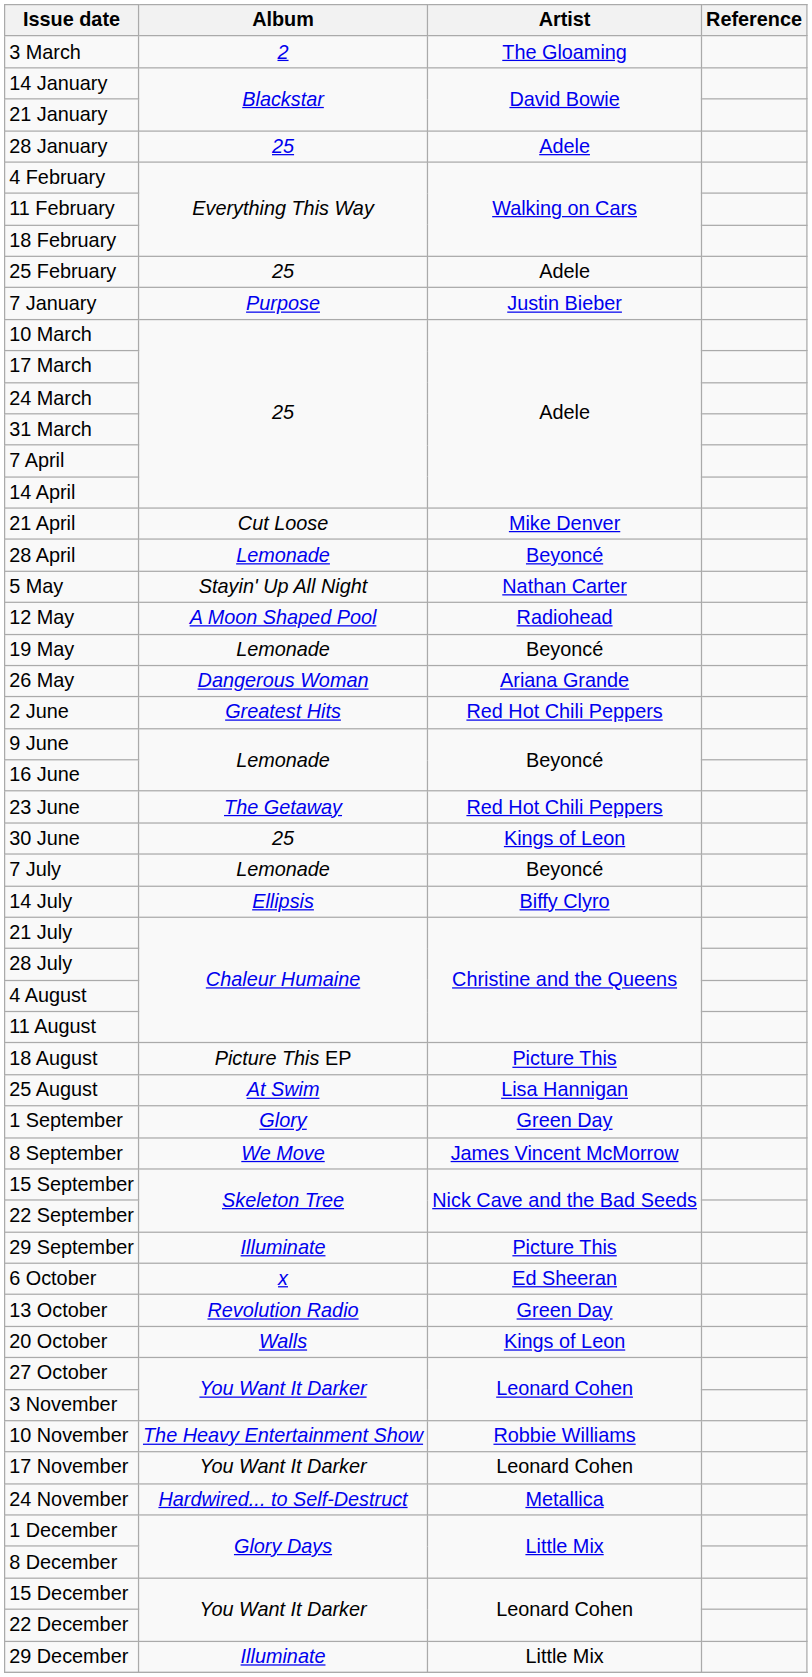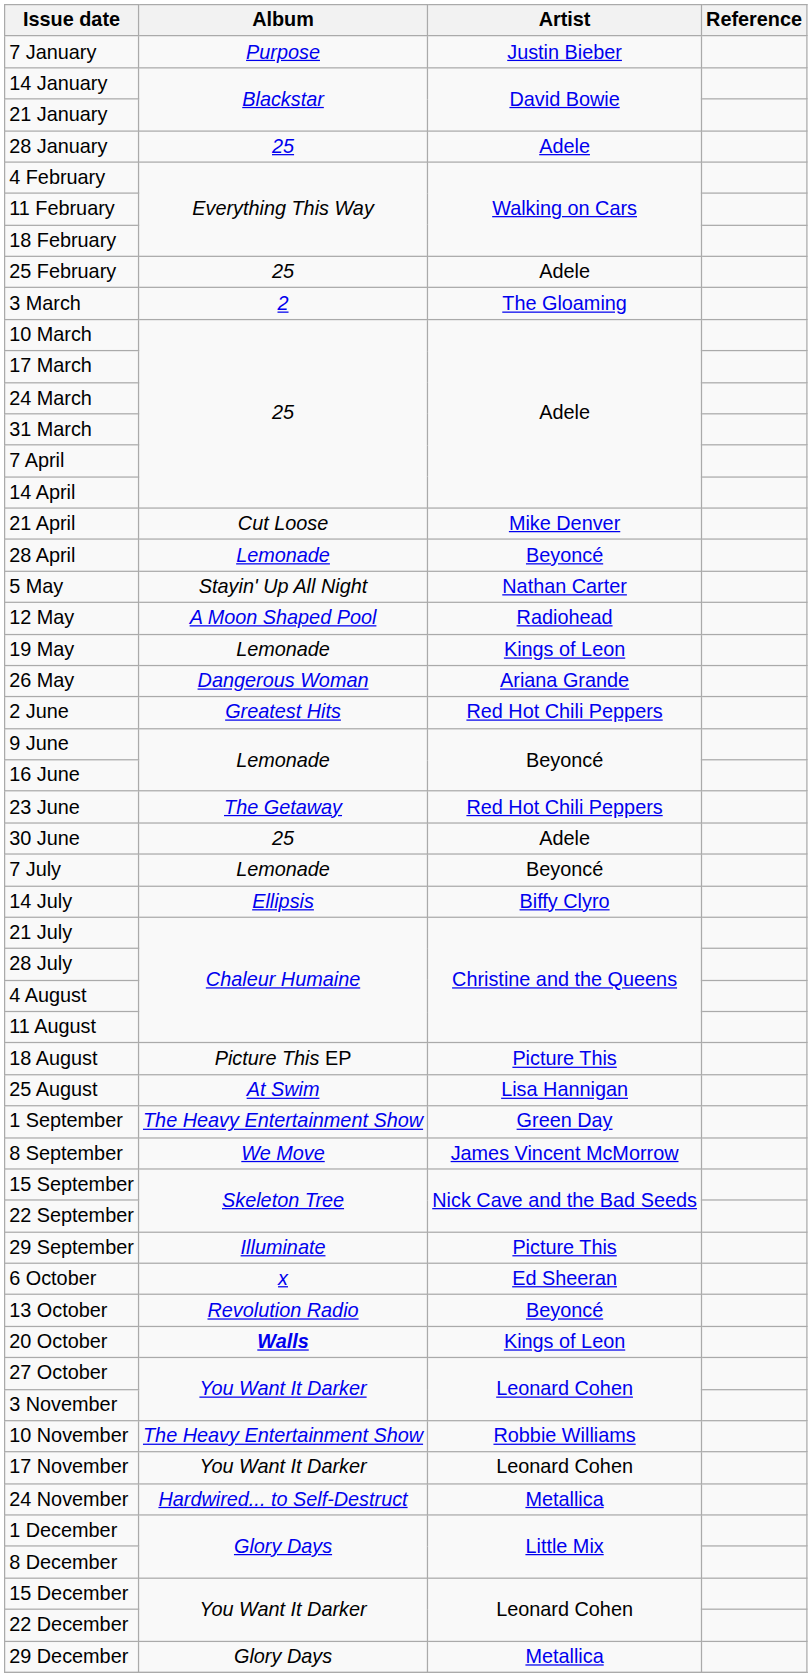rows swapped: (53, 303) <-> (45, 51)
(565, 649) Beyoncé -> (565, 649) Kings of Leon
(565, 838) Kings of Leon -> (565, 838) Adele
(283, 1121) Glory -> (283, 1121) The Heavy Entertainment Show
(565, 1310) Green Day -> (565, 1310) Beyoncé
(283, 1341) normal -> (283, 1341) bold
(283, 1656) Illuminate -> (283, 1656) Glory Days
(565, 1656) Little Mix -> (565, 1656) Metallica
